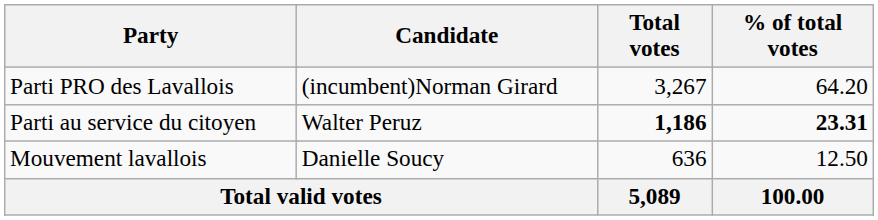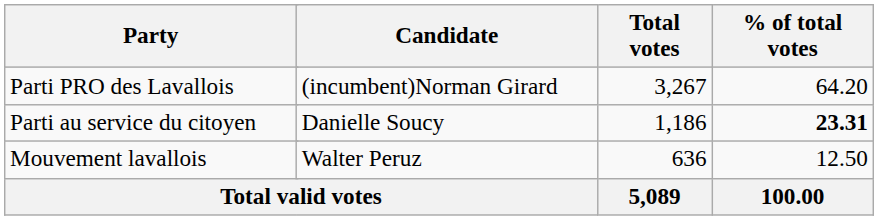(362, 122) Walter Peruz -> (373, 122) Danielle Soucy
(680, 122) bold -> (680, 122) normal
(373, 159) Danielle Soucy -> (362, 159) Walter Peruz
